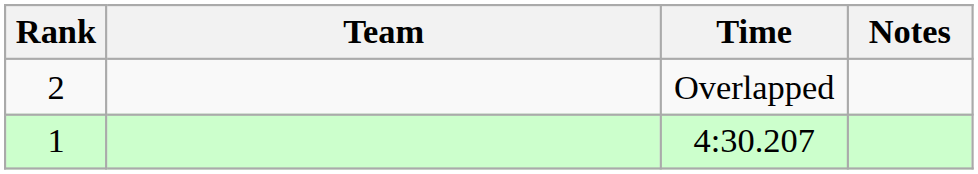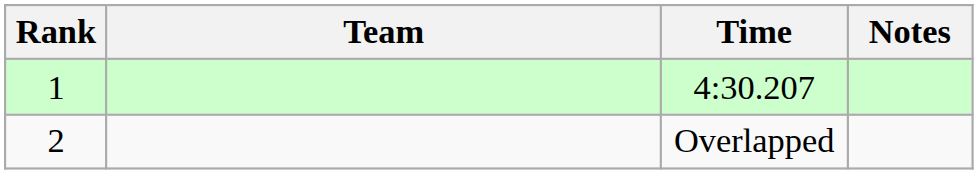rows swapped: (754, 140) <-> (754, 86)
